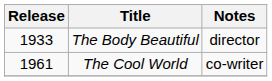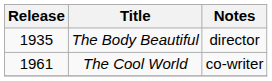(36, 40) 1933 -> (36, 40) 1935
